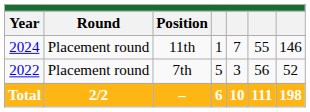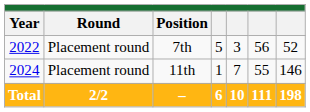rows swapped: (182, 71) <-> (182, 47)
